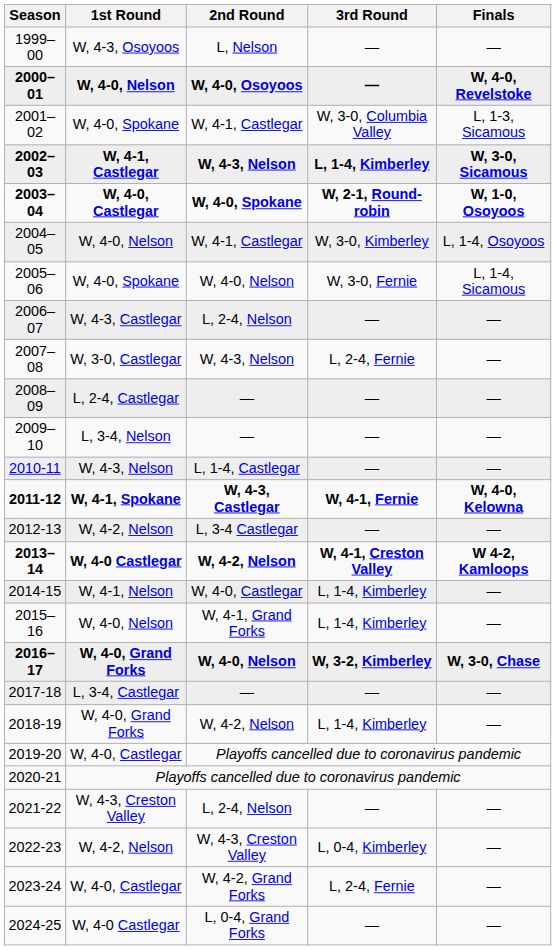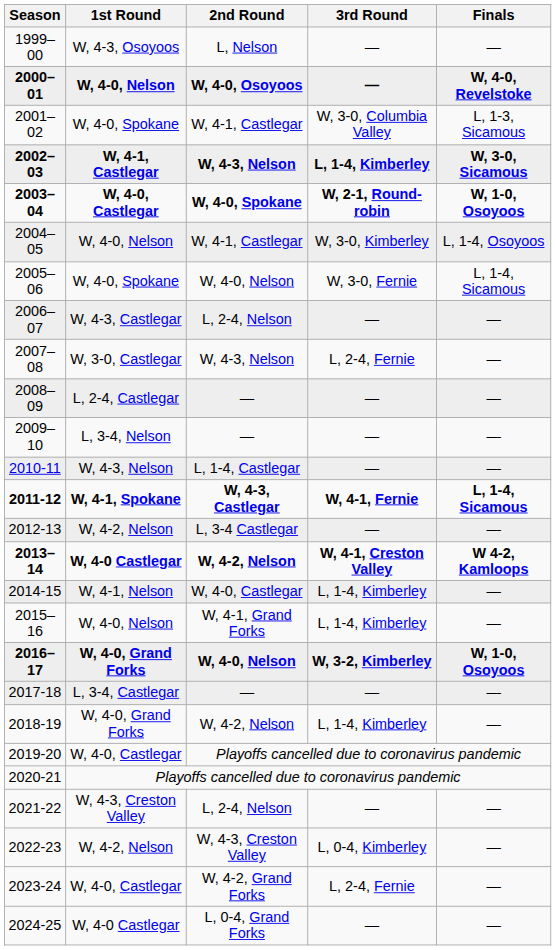(494, 499) W, 4-0, Kelowna -> (494, 499) L, 1-4, Sicamous
(494, 661) W, 3-0, Chase -> (494, 661) W, 1-0, Osoyoos
